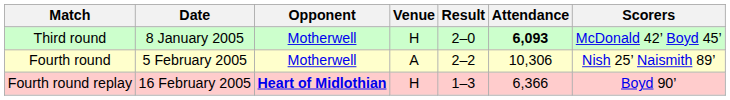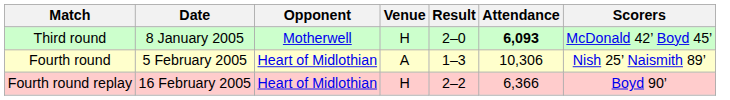(322, 60) Motherwell -> (317, 60) Heart of Midlothian
(463, 60) 2–2 -> (454, 60) 1–3
(322, 83) bold -> (317, 83) normal
(463, 83) 1–3 -> (454, 83) 2–2
